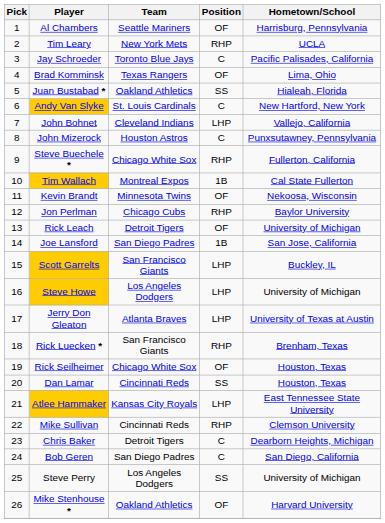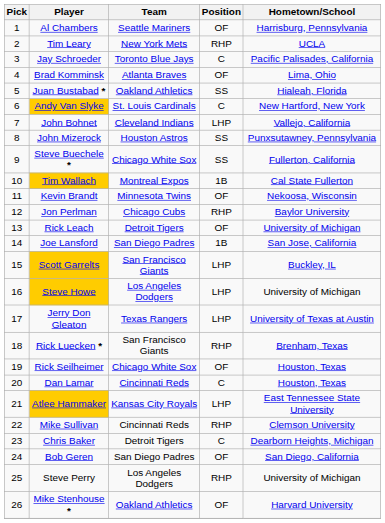(154, 75) Texas Rangers -> (154, 75) Atlanta Braves
(221, 138) C -> (221, 138) SS
(221, 159) RHP -> (221, 159) SS
(154, 318) Atlanta Braves -> (154, 318) Texas Rangers
(221, 382) SS -> (221, 382) C
(221, 456) C -> (221, 456) OF
(221, 478) SS -> (221, 478) RHP
